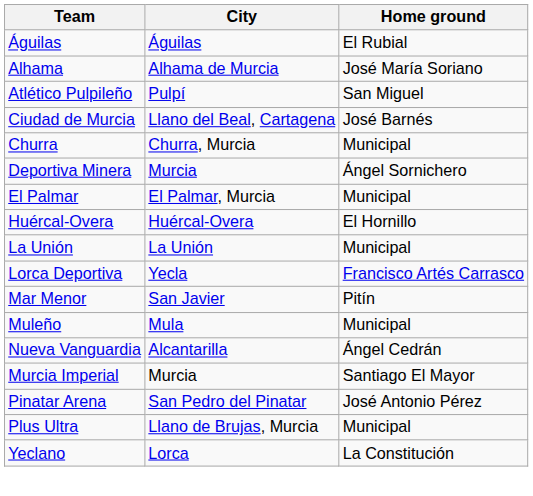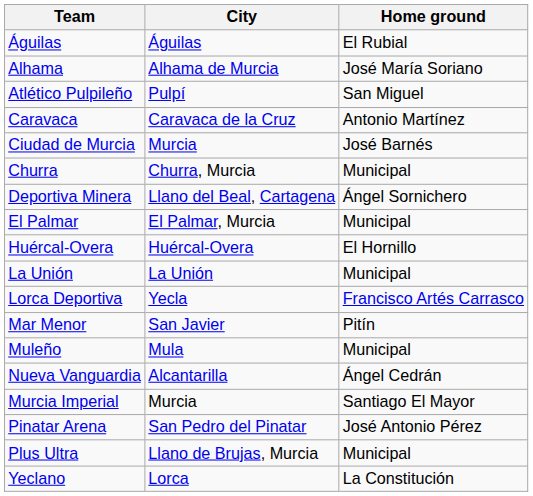+ row: (43, 119)
(242, 119) Llano del Beal, Cartagena -> (173, 145) Murcia
(173, 171) Murcia -> (242, 196) Llano del Beal, Cartagena
